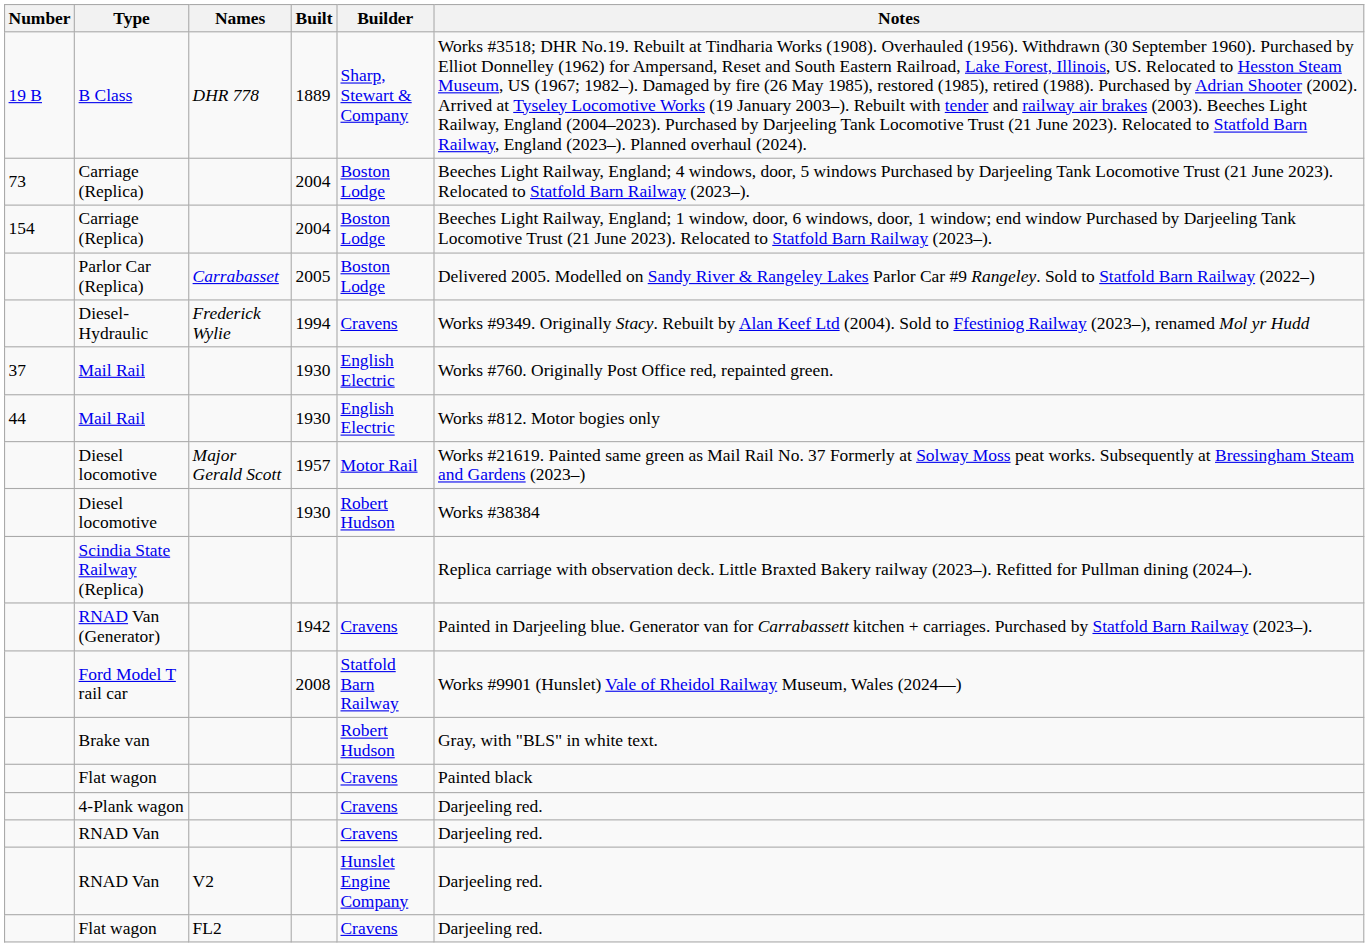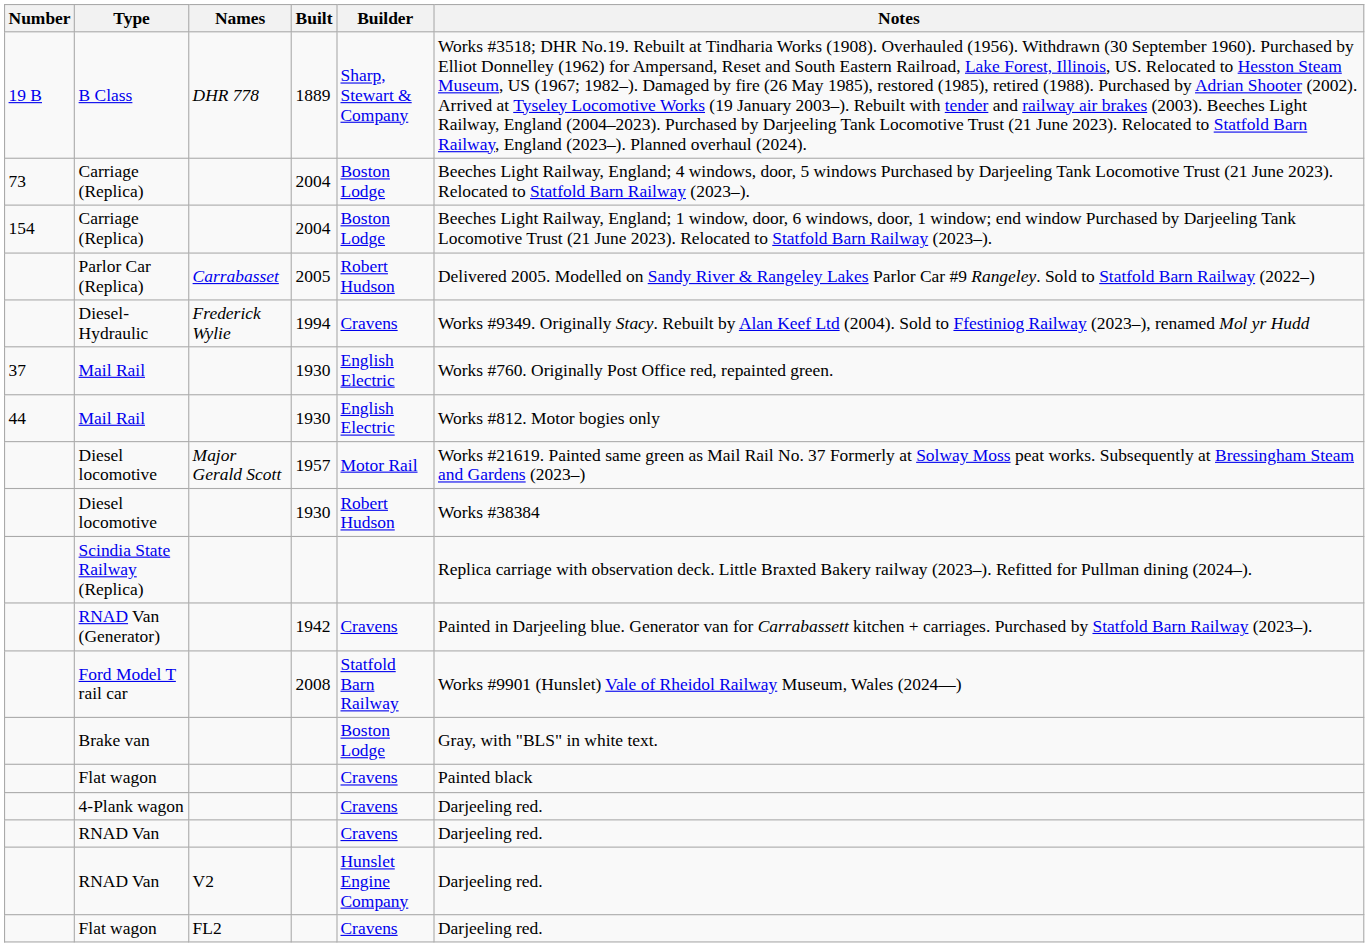(365, 276) Boston Lodge -> (368, 276) Robert Hudson
(368, 740) Robert Hudson -> (365, 740) Boston Lodge
